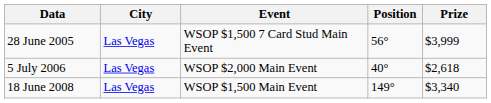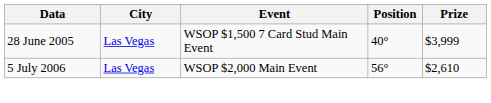(380, 41) 56° -> (380, 41) 40°
(380, 68) 40° -> (380, 68) 56°
(442, 68) $2,618 -> (442, 68) $2,610
- row: (41, 87)
